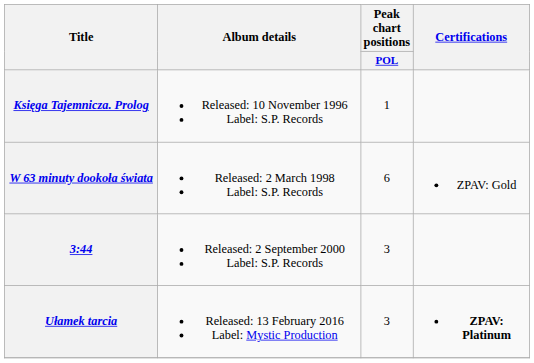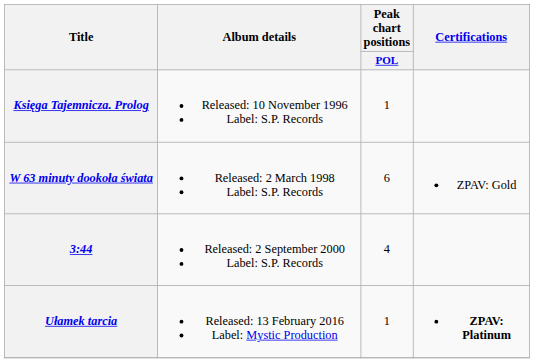(387, 249) 3 -> (387, 249) 4
(387, 321) 3 -> (387, 321) 1
